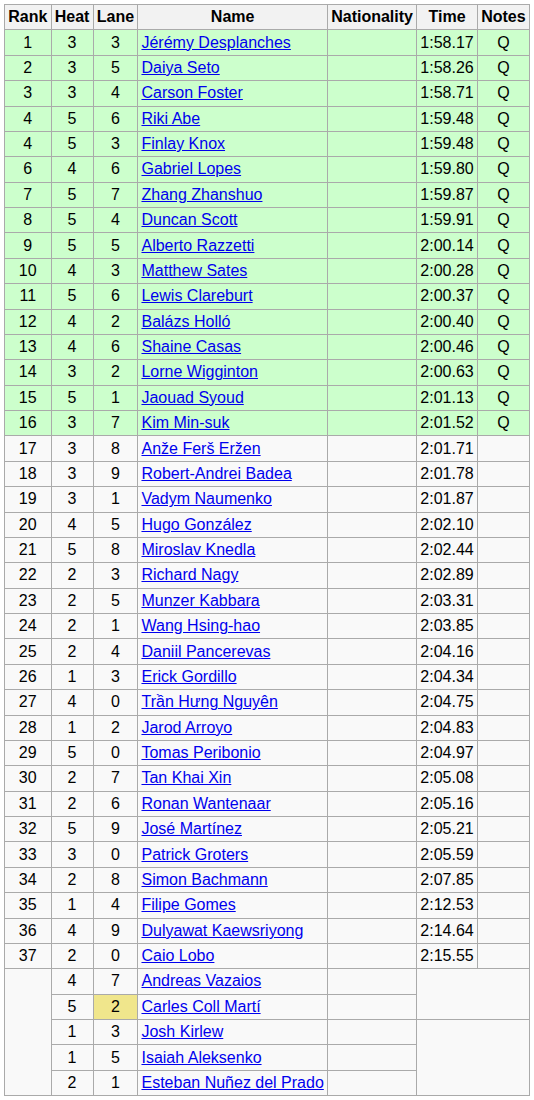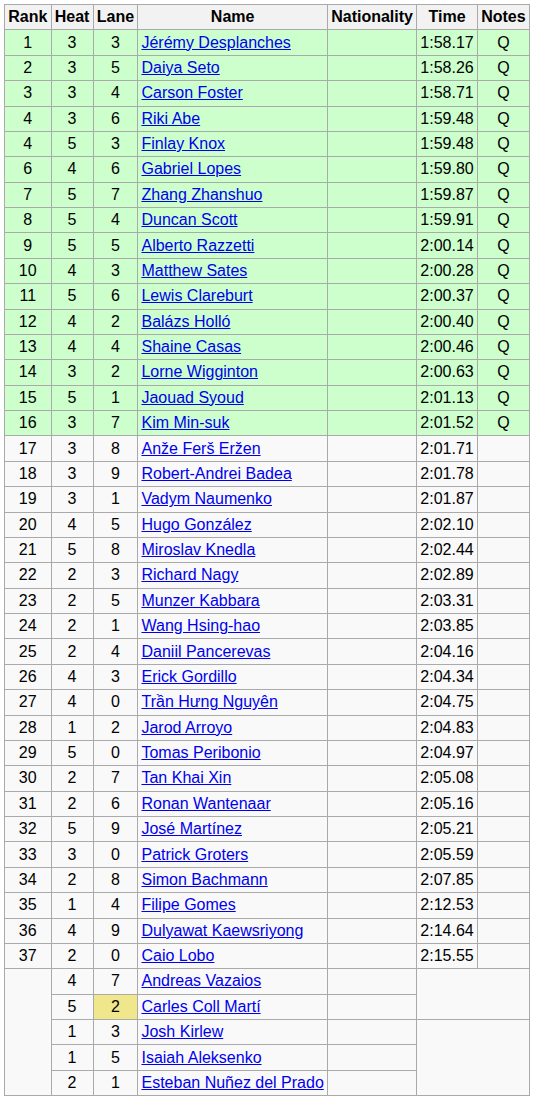(72, 118) 5 -> (72, 118) 3
(115, 347) 6 -> (115, 347) 4
(72, 676) 1 -> (72, 676) 4
